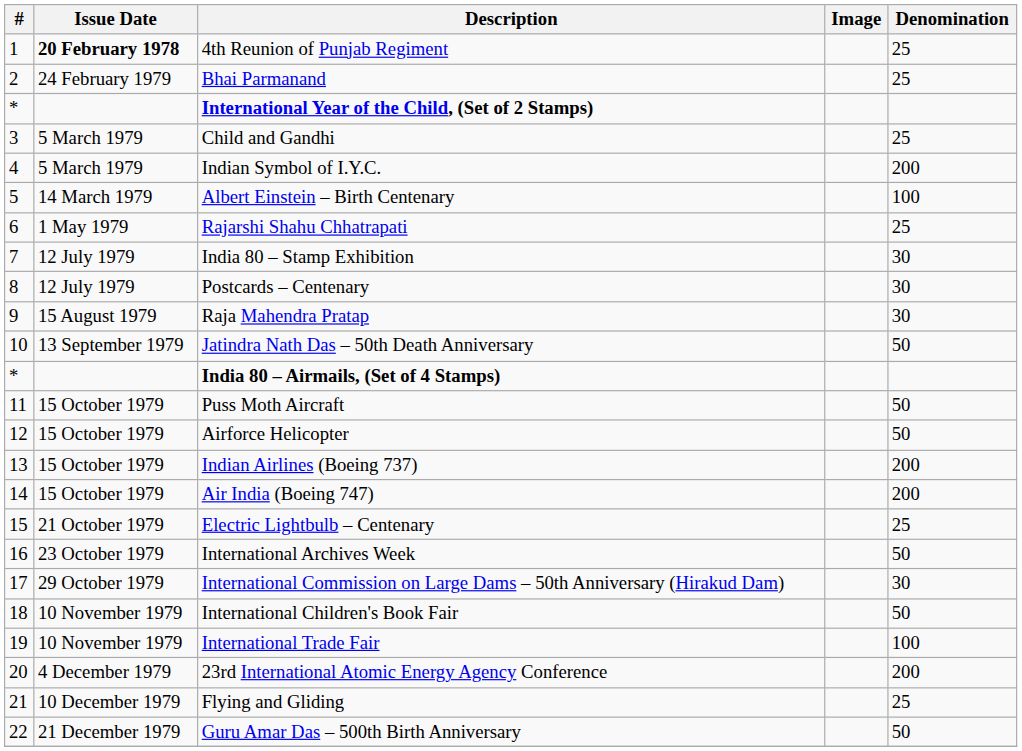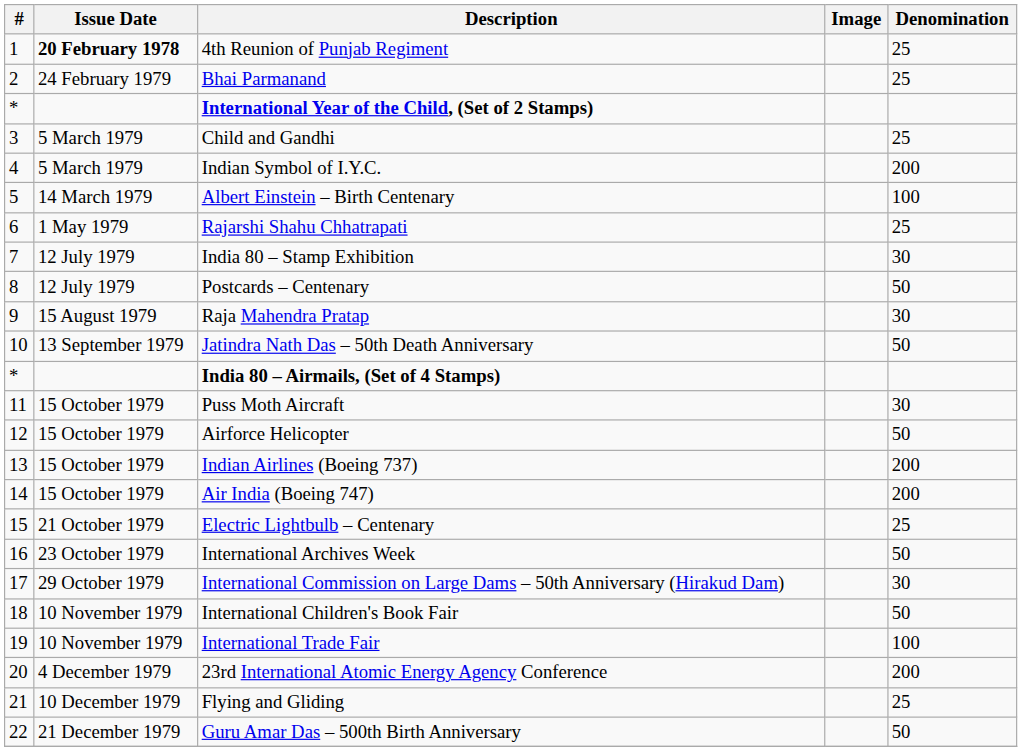(901, 286) 30 -> (901, 286) 50
(901, 405) 50 -> (901, 405) 30
